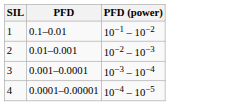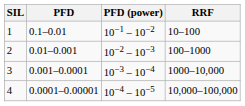+ column: (203, 13)
